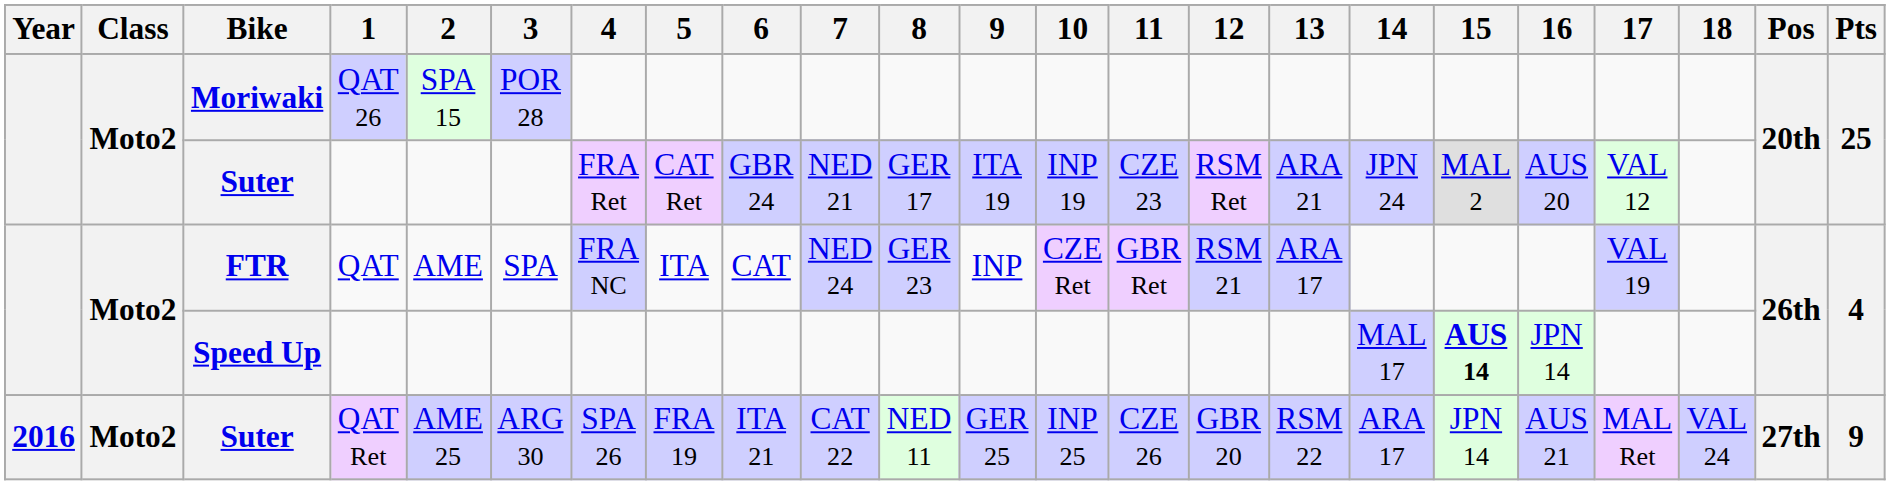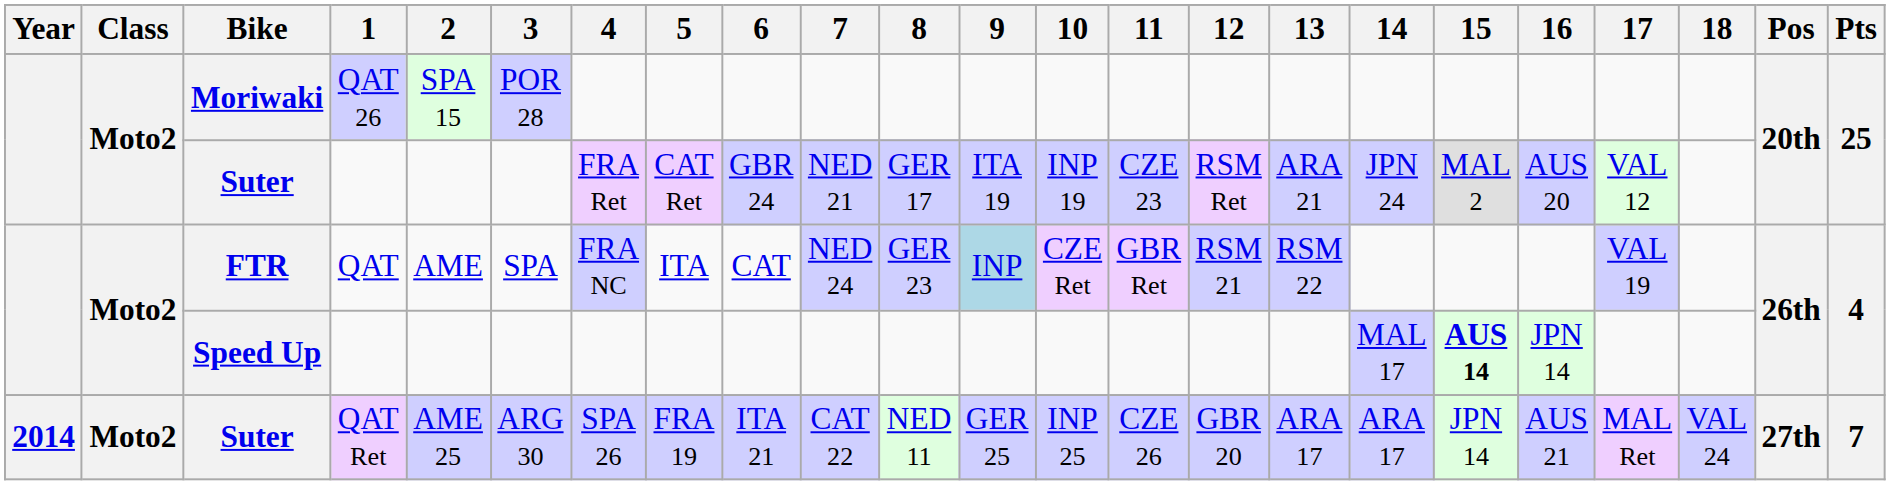(997, 266) no background -> (997, 266) lightblue background
(1309, 266) ARA 17 -> (1309, 266) RSM 22
(44, 436) 2016 -> (44, 436) 2014
(1309, 436) RSM 22 -> (1309, 436) ARA 17
(1856, 436) 9 -> (1856, 436) 7
